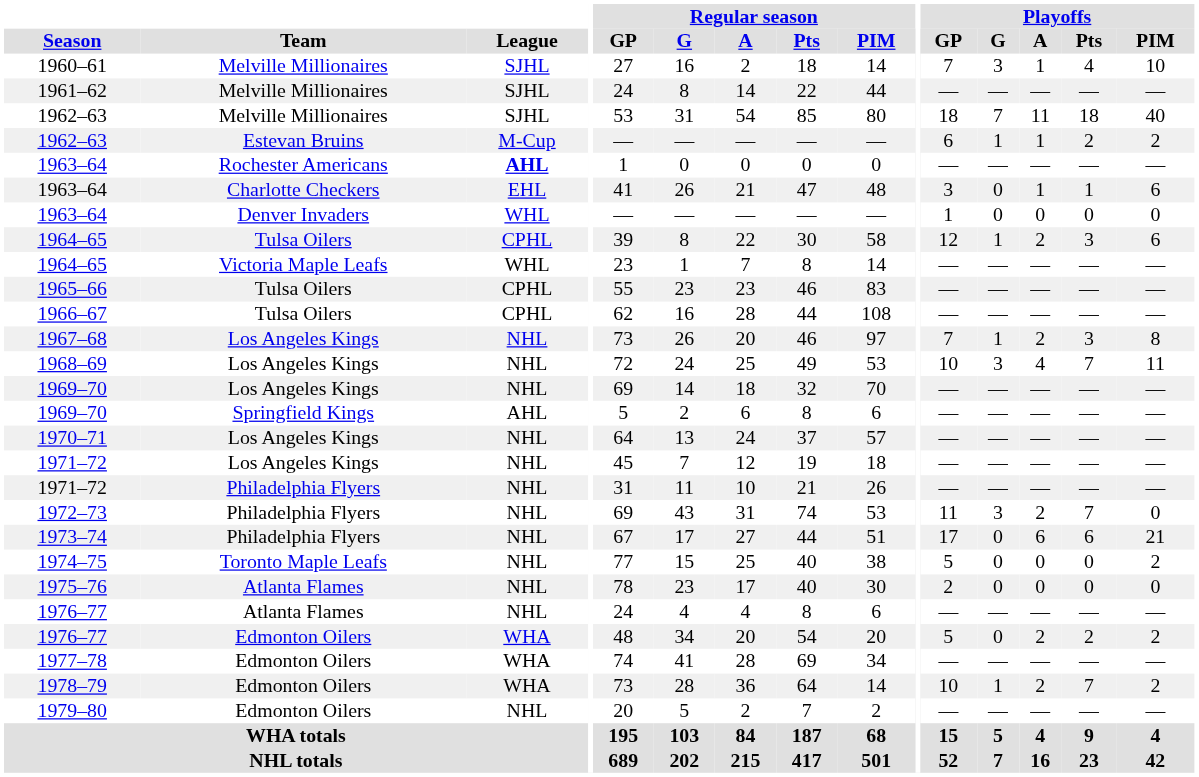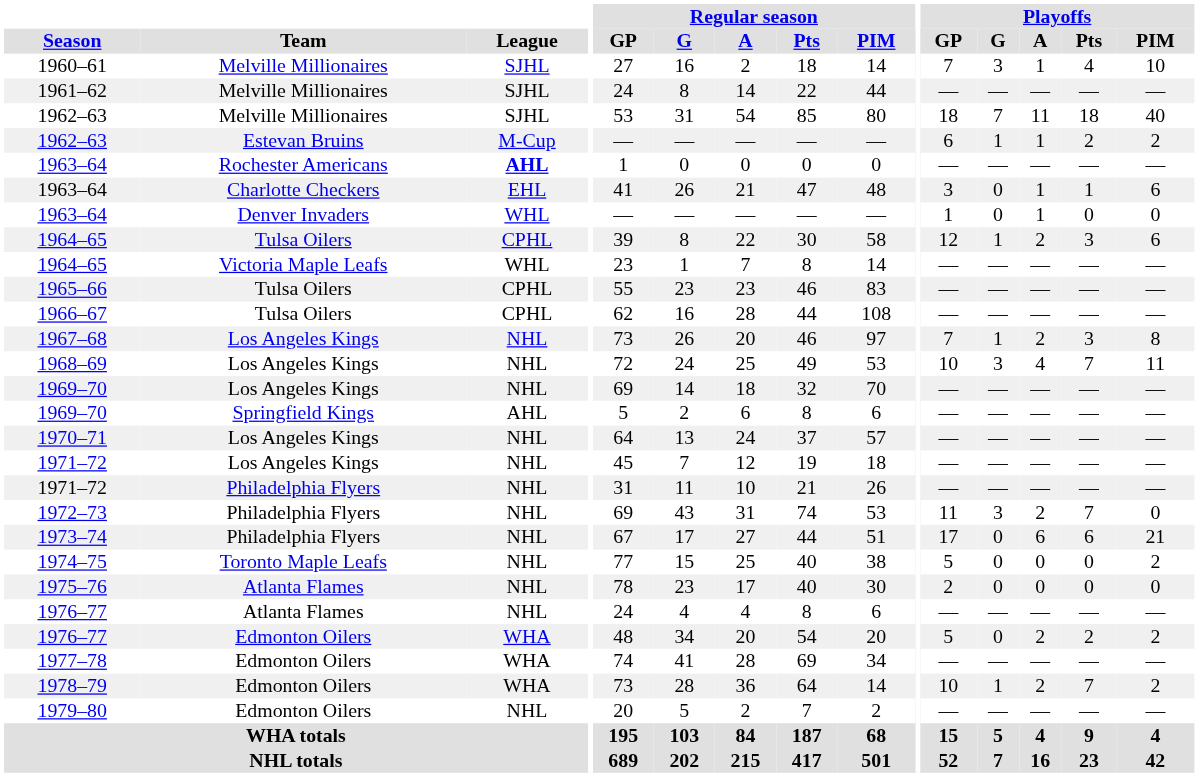(1040, 214) 0 -> (1040, 214) 1
